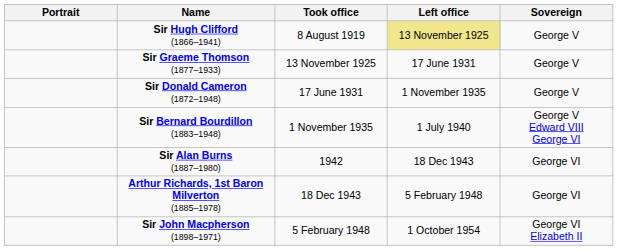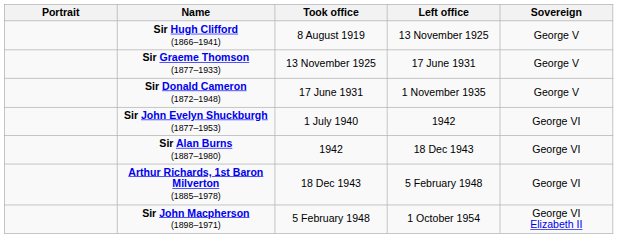(444, 35) khaki background -> (444, 35) no background
- row: (196, 127)
+ row: (196, 121)
